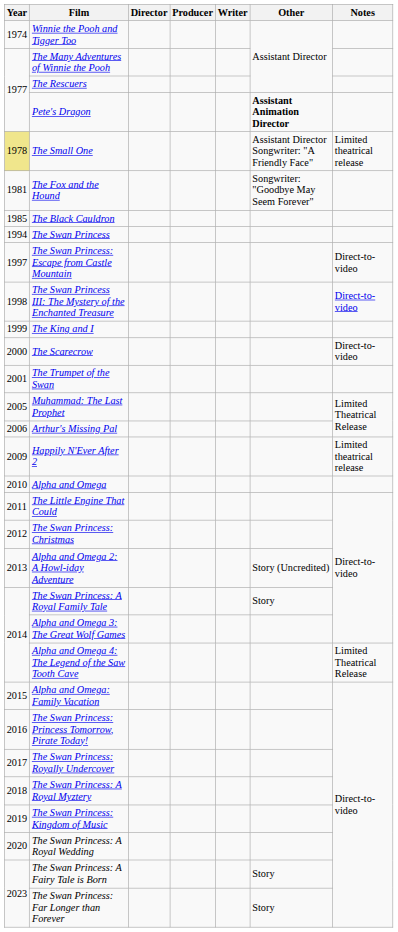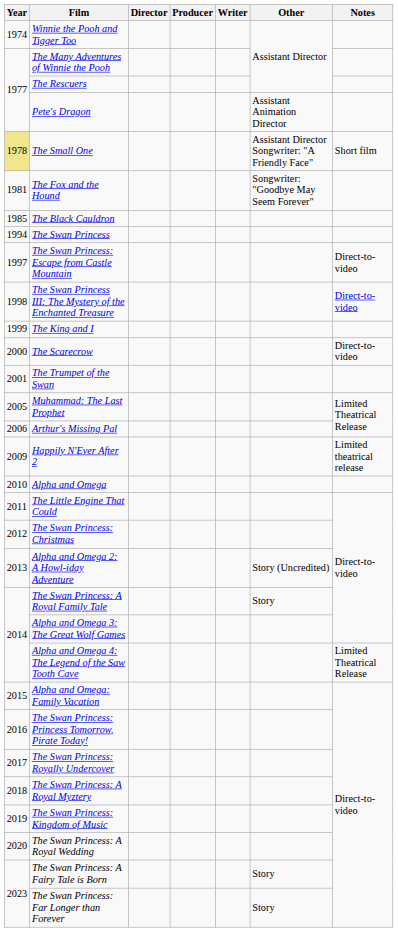(276, 112) bold -> (274, 112) normal
(354, 151) Limited theatrical release -> (356, 151) Short film
